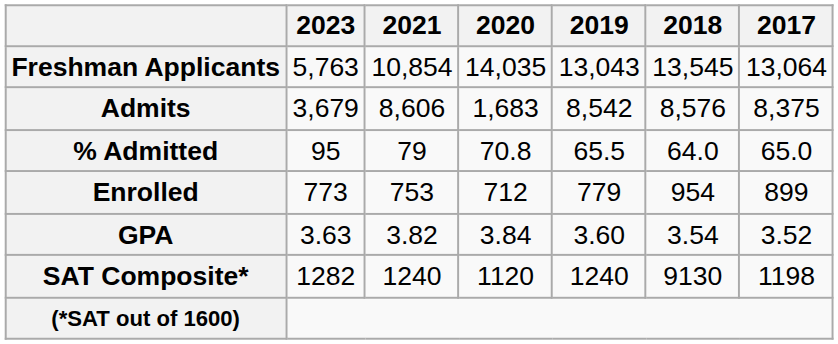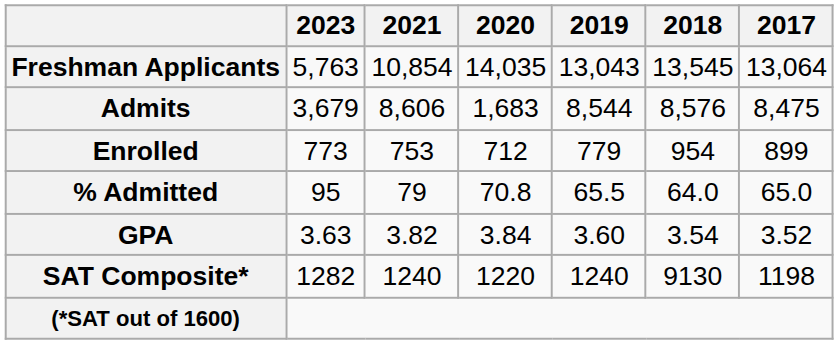(599, 109) 8,542 -> (599, 109) 8,544
(786, 109) 8,375 -> (786, 109) 8,475
rows swapped: (146, 151) <-> (146, 193)
(506, 276) 1120 -> (506, 276) 1220
